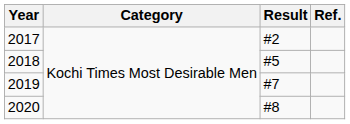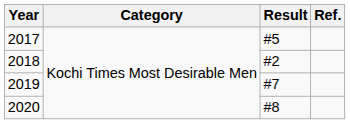(272, 38) #2 -> (272, 38) #5
(272, 61) #5 -> (272, 61) #2
